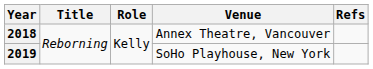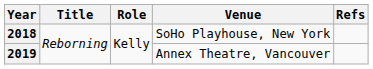(243, 34) Annex Theatre, Vancouver -> (243, 34) SoHo Playhouse, New York
(243, 54) SoHo Playhouse, New York -> (243, 54) Annex Theatre, Vancouver
